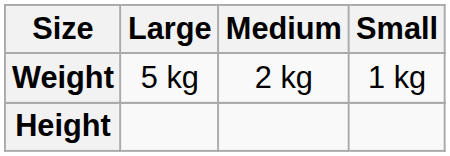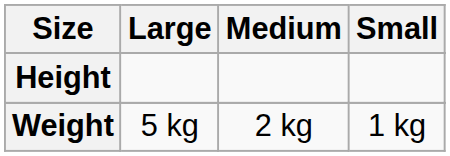rows swapped: (63, 126) <-> (63, 77)
